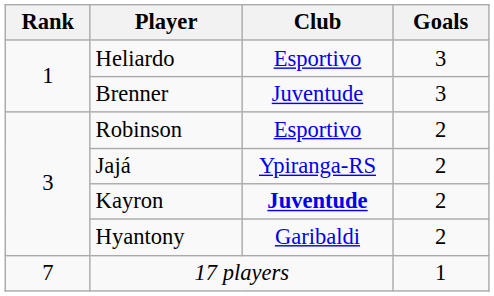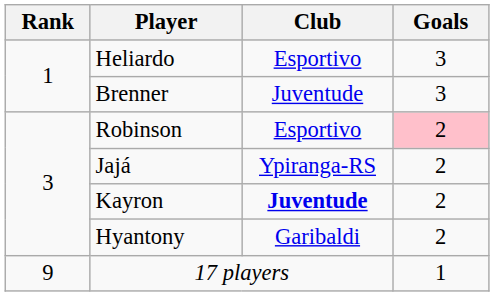(441, 129) no background -> (441, 129) pink background
(48, 272) 7 -> (48, 272) 9
